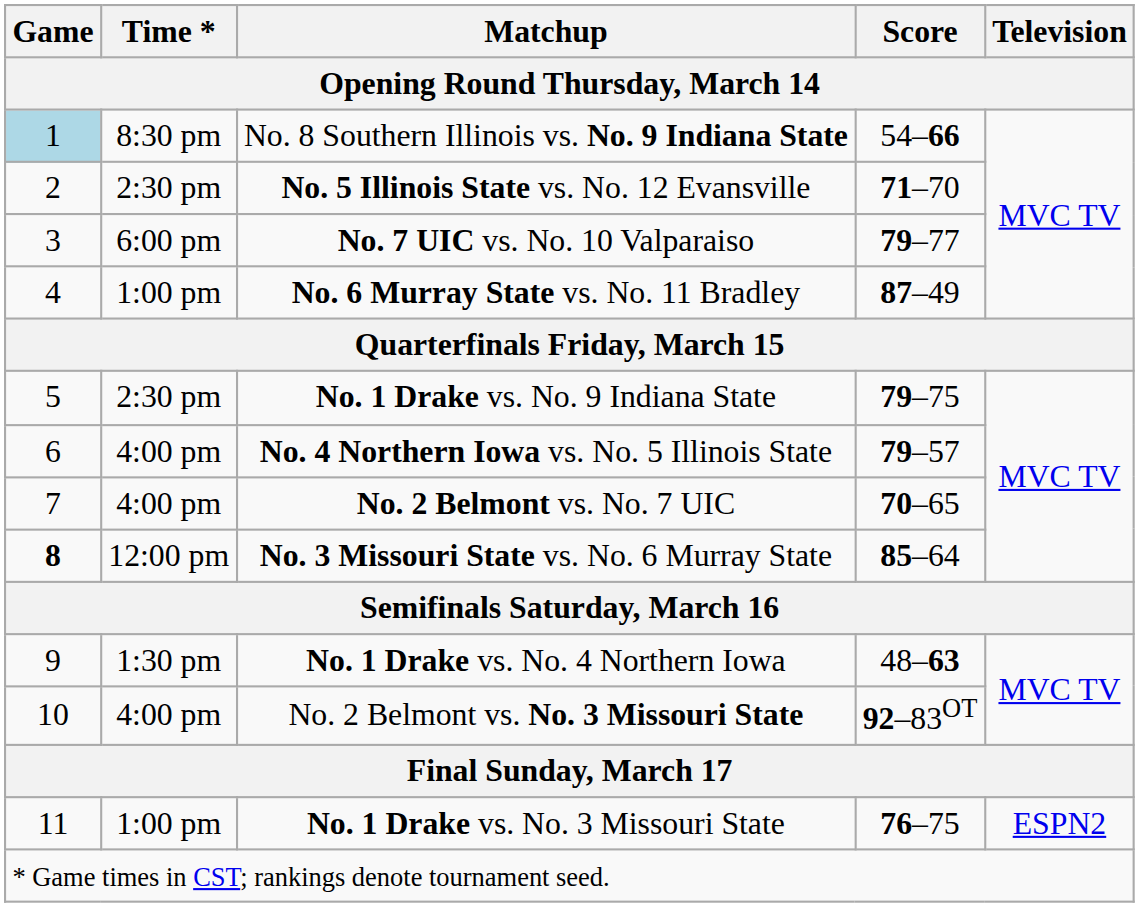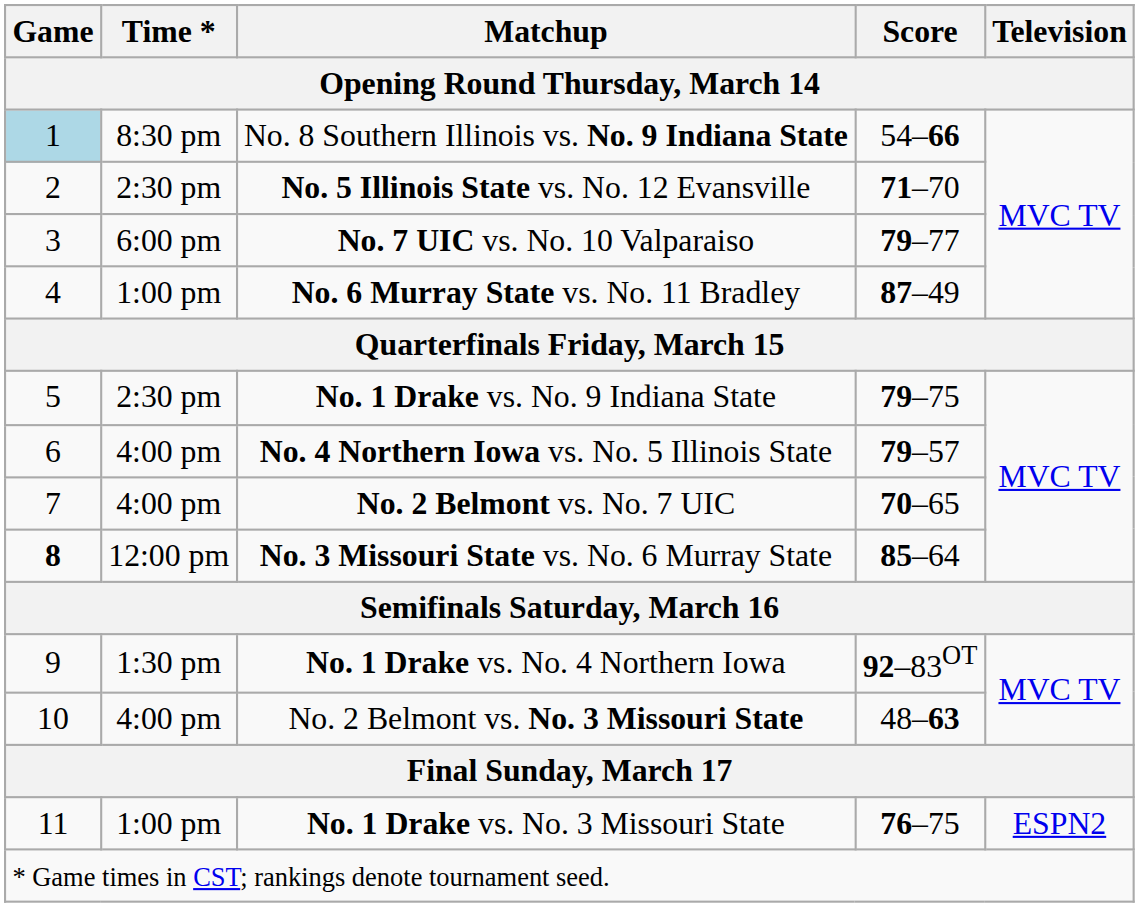(920, 659) 48–63 -> (920, 662) 92–83OT
(920, 715) 92–83OT -> (920, 718) 48–63
